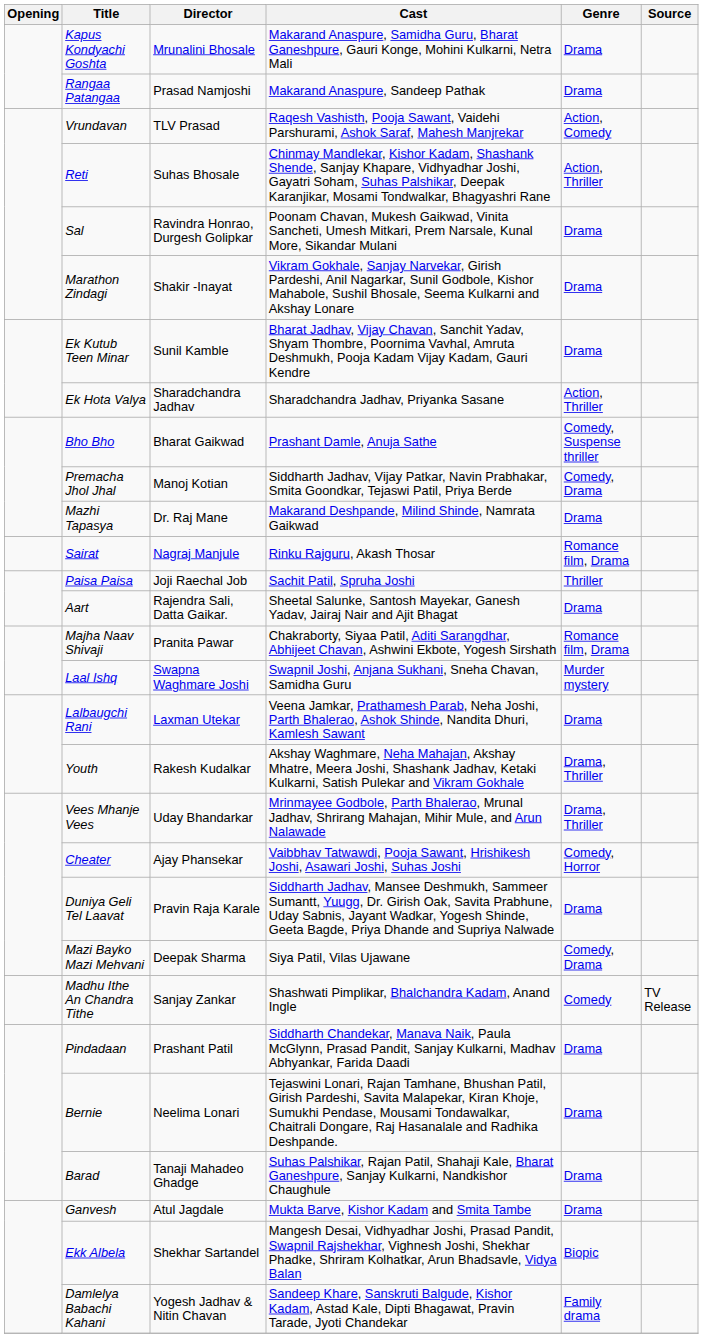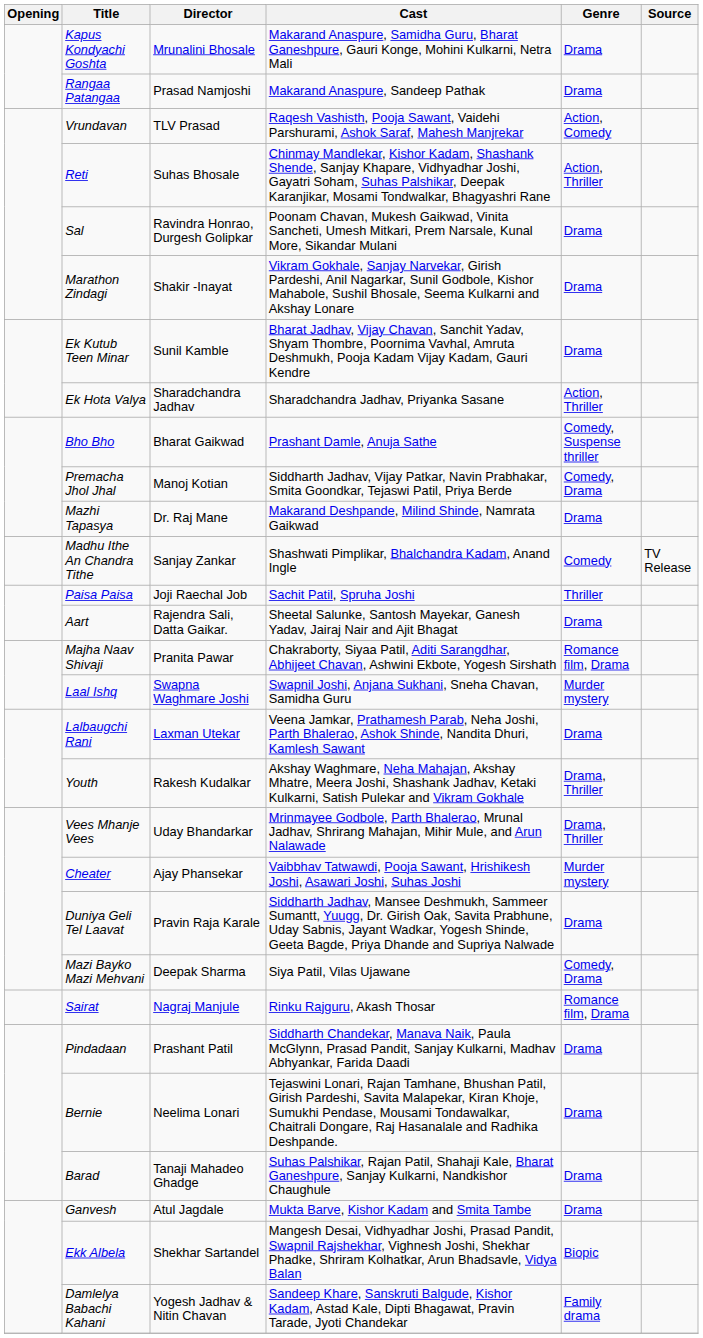rows swapped: (82, 553) <-> (99, 999)
(589, 859) Comedy, Horror -> (586, 874) Murder mystery
